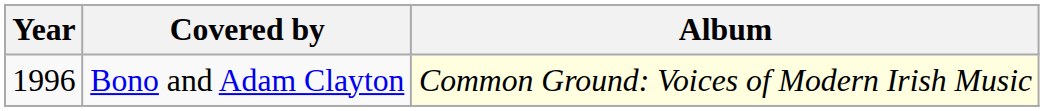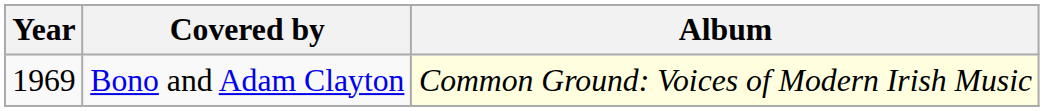(44, 79) 1996 -> (44, 79) 1969
